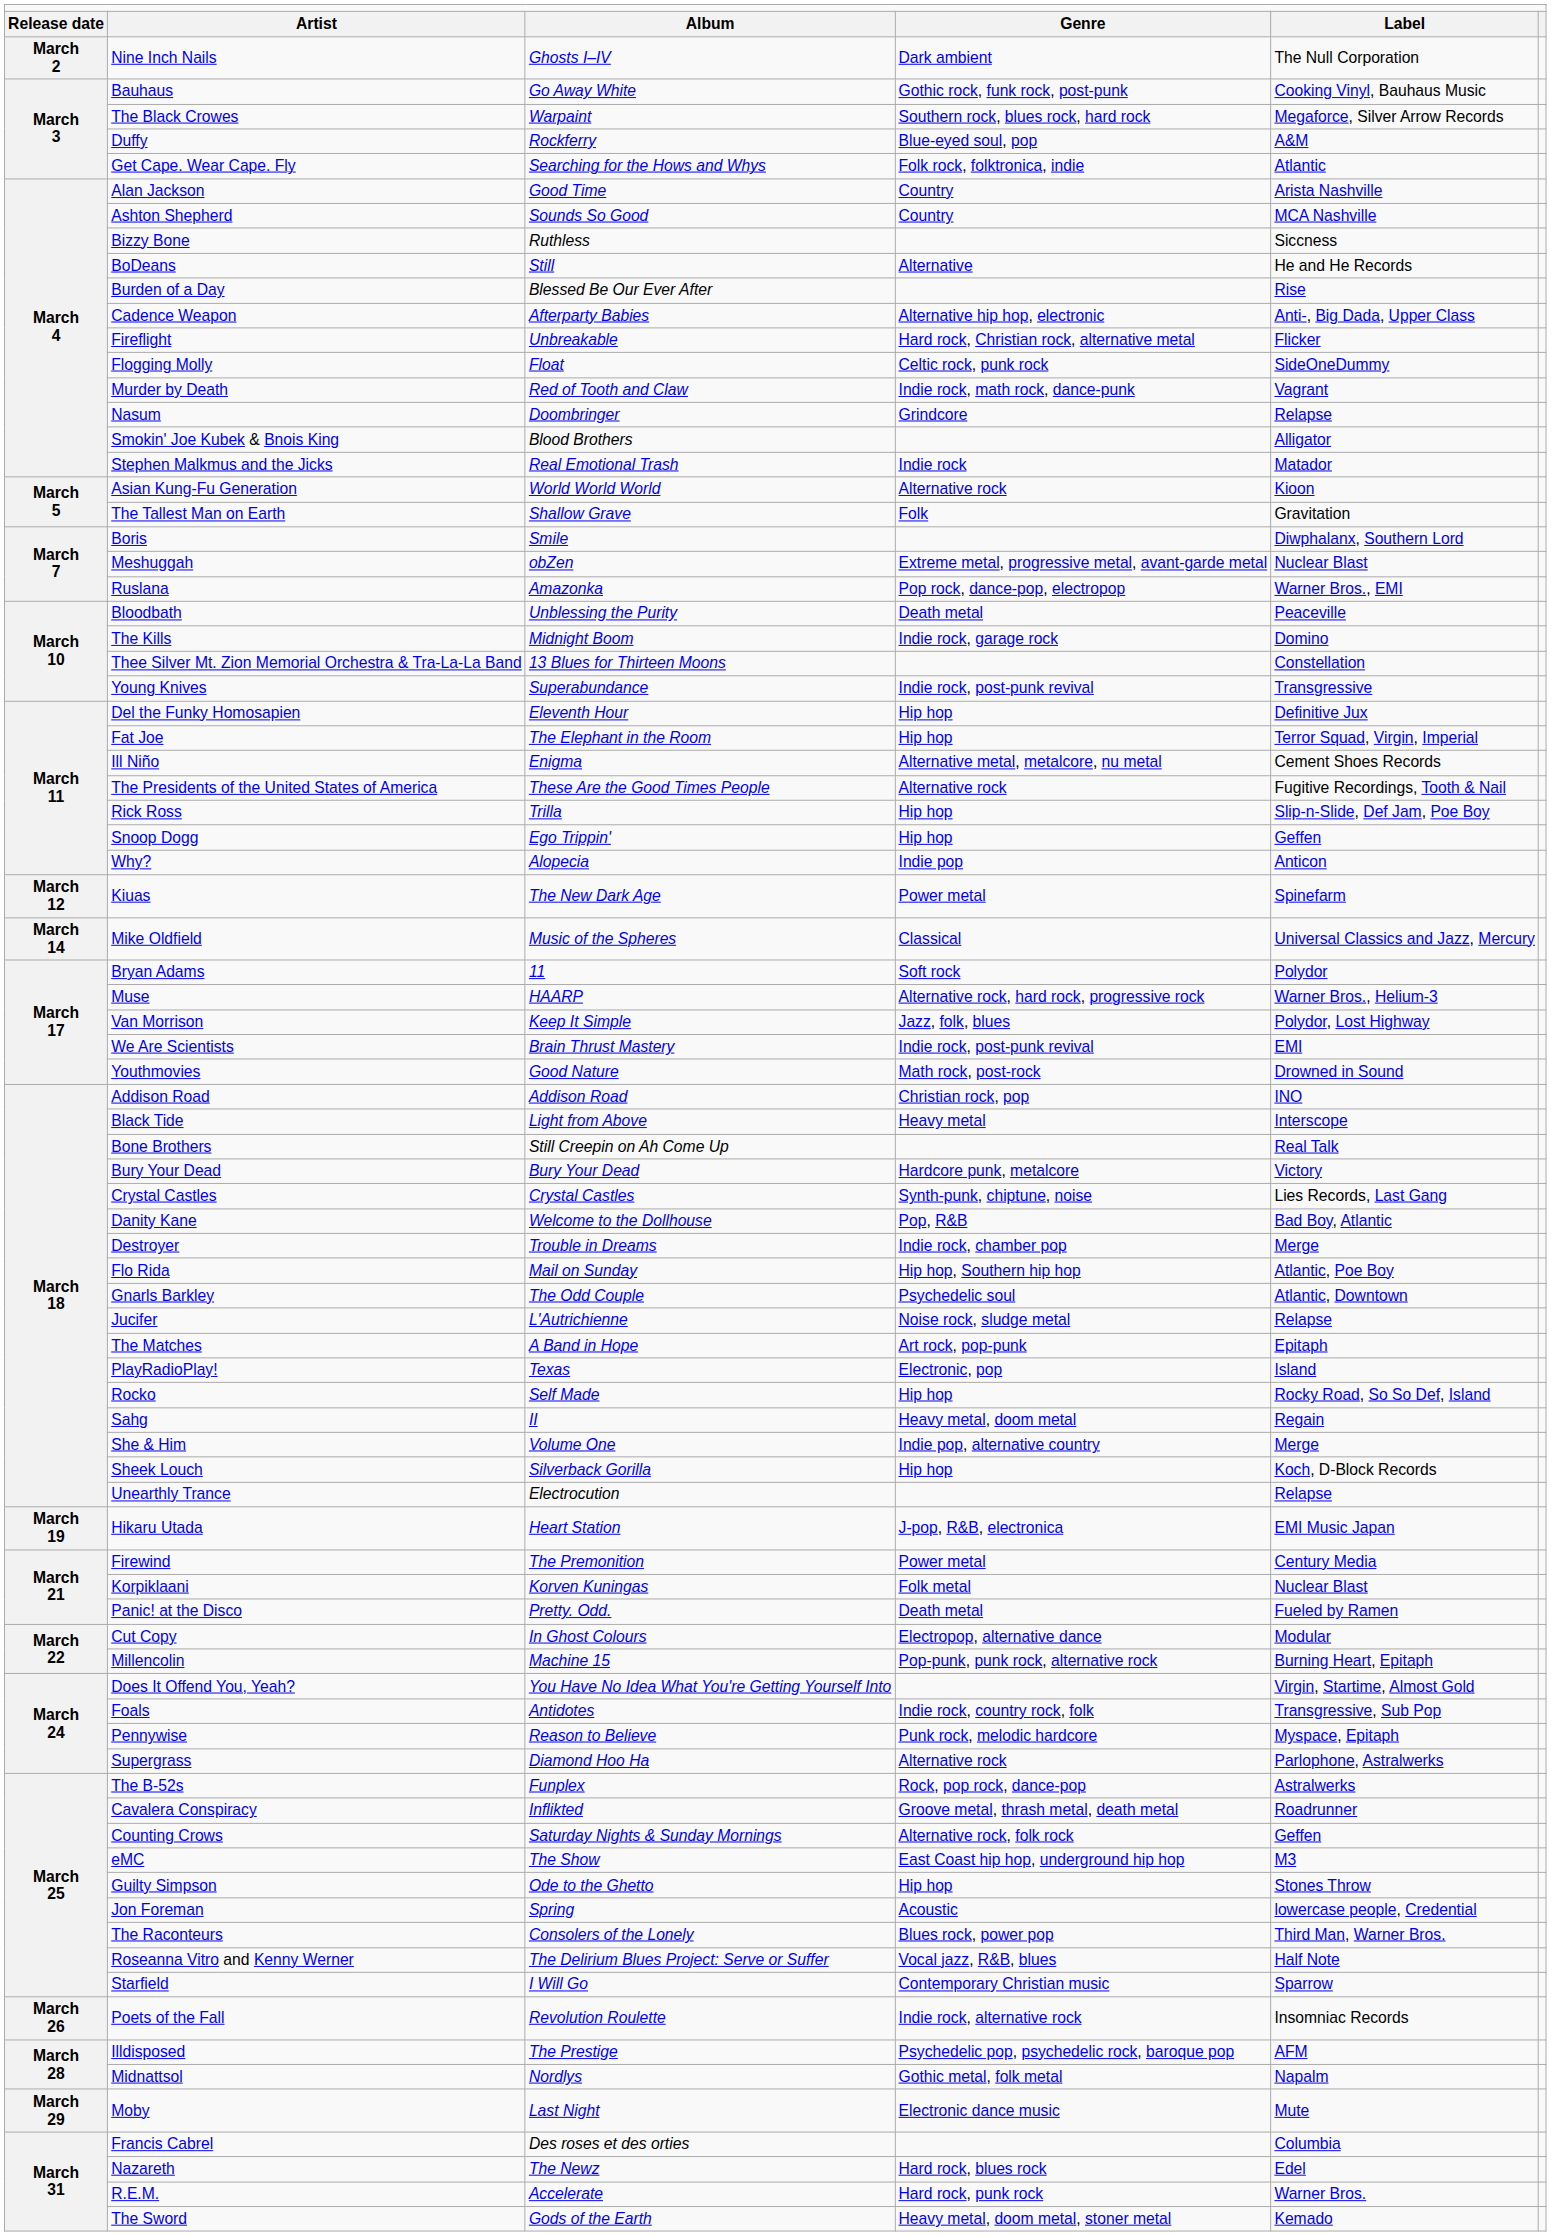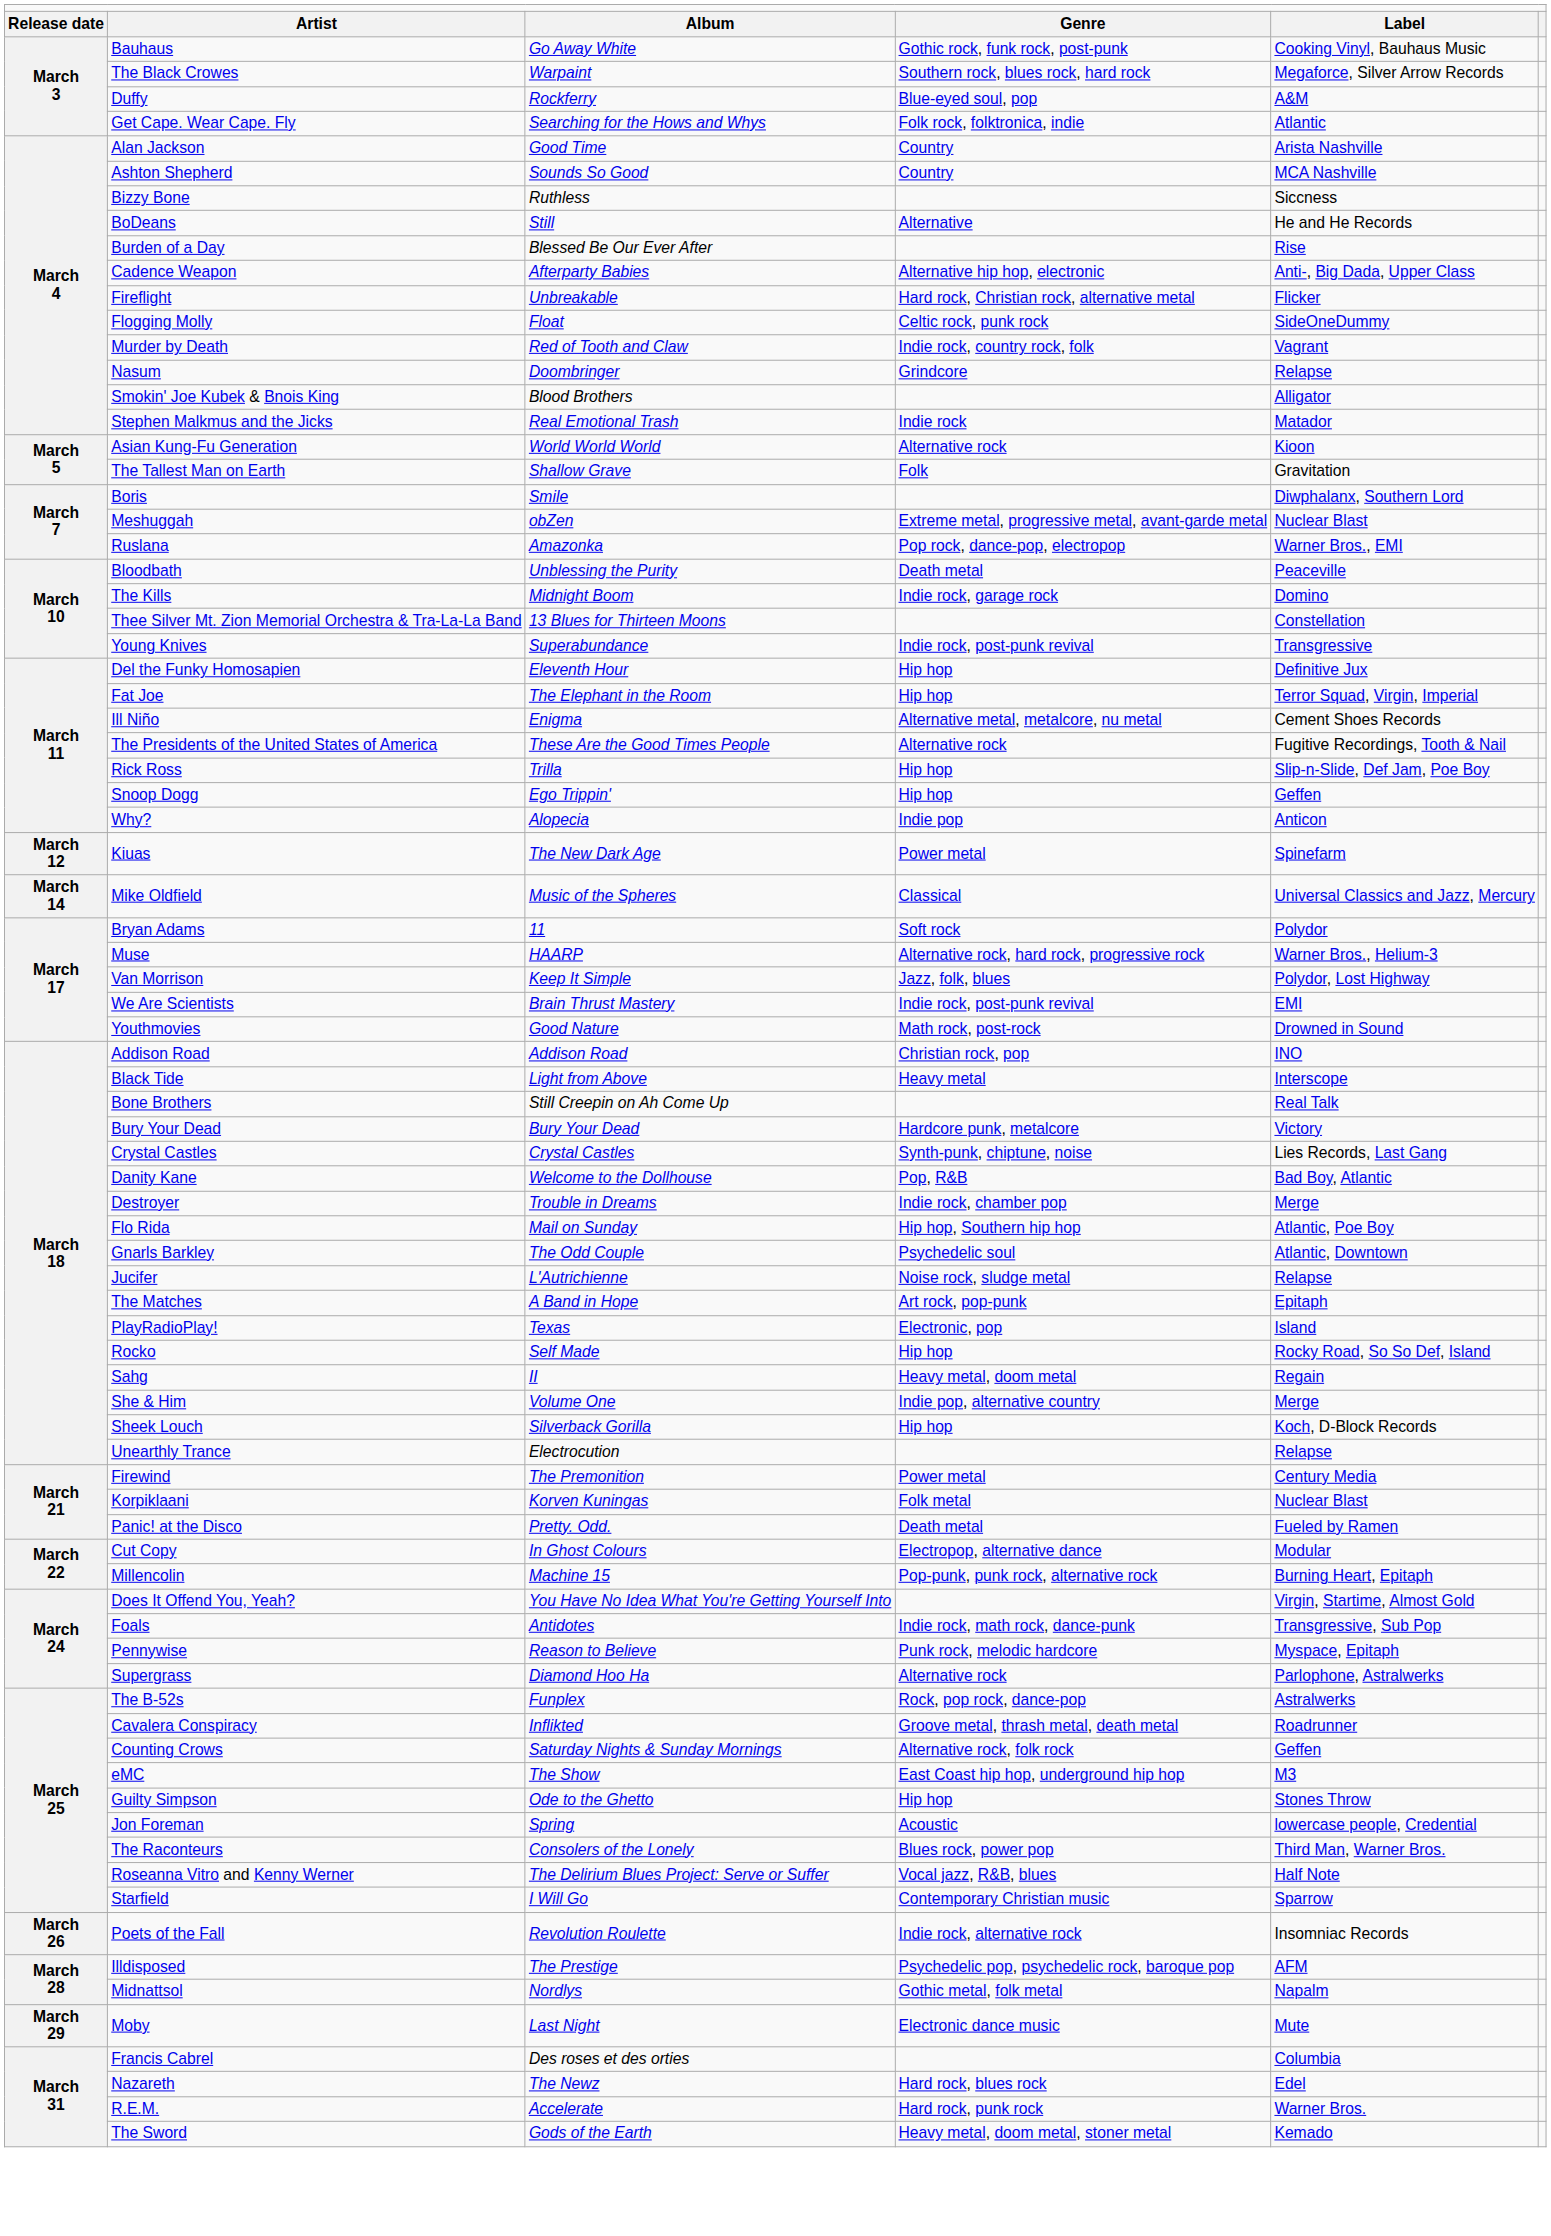- row: (164, 57)
(1017, 389) Indie rock, math rock, dance-punk -> (996, 347) Indie rock, country rock, folk
- row: (157, 1528)
(996, 1711) Indie rock, country rock, folk -> (1017, 1626) Indie rock, math rock, dance-punk
